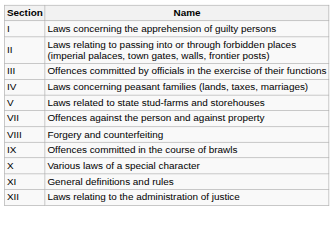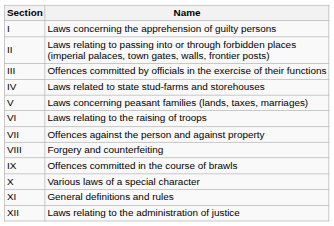(178, 87) Laws concerning peasant families (lands, taxes, marriages) -> (156, 87) Laws related to state stud-farms and storehouses
(156, 103) Laws related to state stud-farms and storehouses -> (178, 103) Laws concerning peasant families (lands, taxes, marriages)
+ row: (12, 118)
